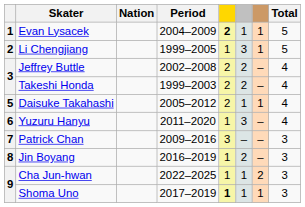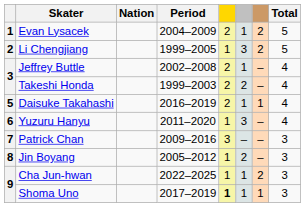(227, 31) bold -> (227, 31) normal
(260, 31) 1 -> (260, 31) 2
(260, 49) 1 -> (260, 49) 2
(244, 67) 2 -> (244, 67) 1
(188, 103) 2005–2012 -> (188, 103) 2016–2019
(188, 157) 2016–2019 -> (188, 157) 2005–2012
